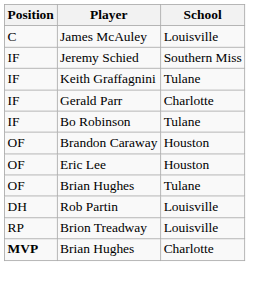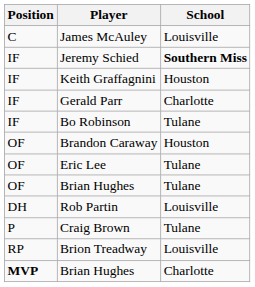(203, 57) normal -> (205, 57) bold
(182, 79) Tulane -> (186, 79) Houston
(186, 164) Houston -> (182, 164) Tulane
+ row: (11, 228)
